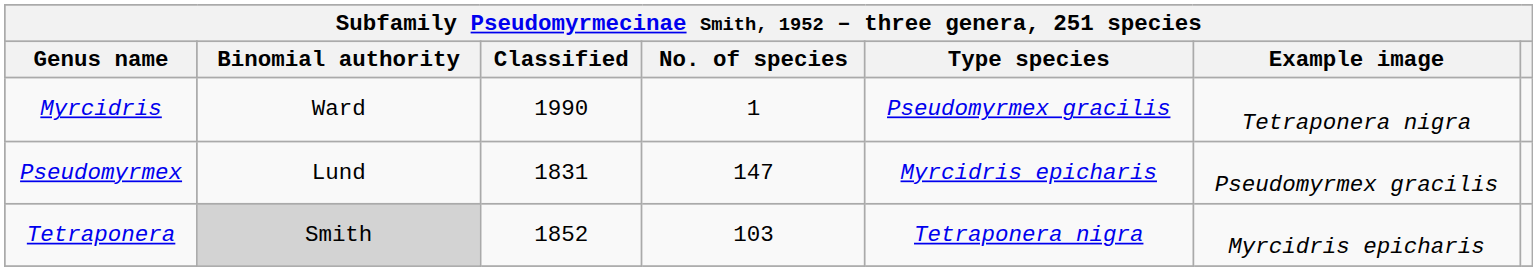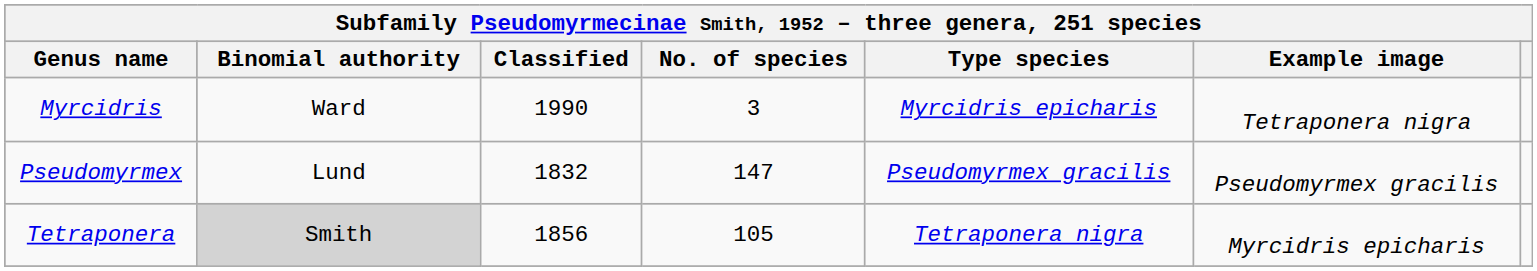(754, 109) 1 -> (754, 109) 3
(1029, 109) Pseudomyrmex gracilis -> (1029, 109) Myrcidris epicharis
(561, 172) 1831 -> (561, 172) 1832
(1029, 172) Myrcidris epicharis -> (1029, 172) Pseudomyrmex gracilis
(561, 235) 1852 -> (561, 235) 1856
(754, 235) 103 -> (754, 235) 105
